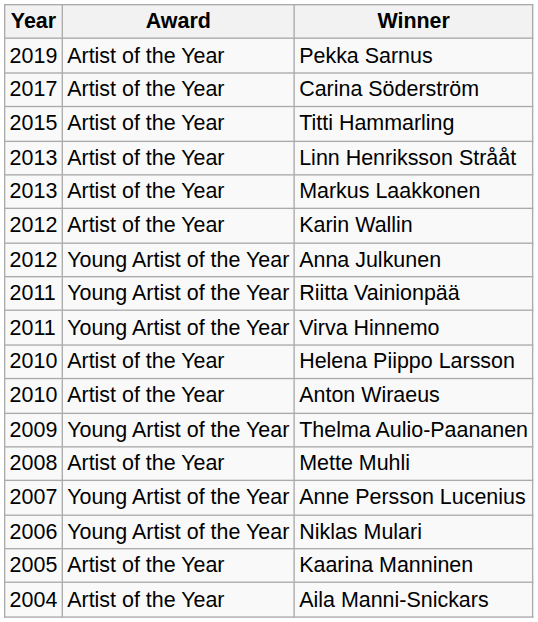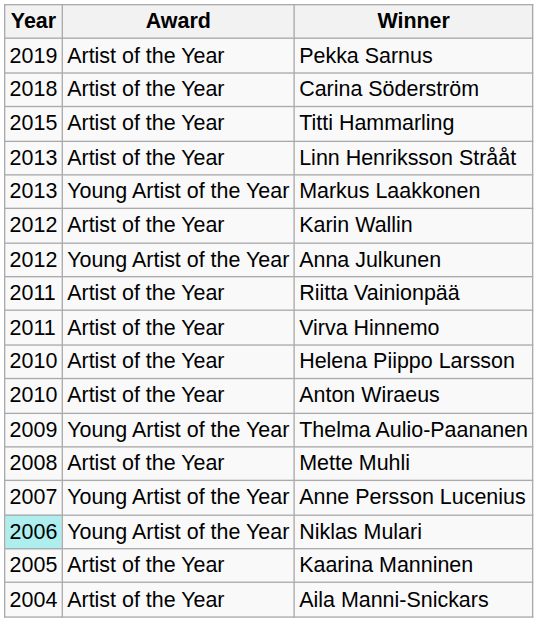(33, 89) 2017 -> (33, 89) 2018
(146, 191) Artist of the Year -> (178, 191) Young Artist of the Year
(178, 293) Young Artist of the Year -> (146, 293) Artist of the Year
(178, 327) Young Artist of the Year -> (146, 327) Artist of the Year
(33, 531) no background -> (33, 531) paleturquoise background
